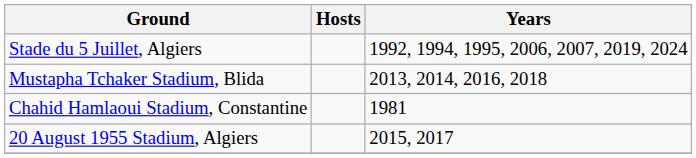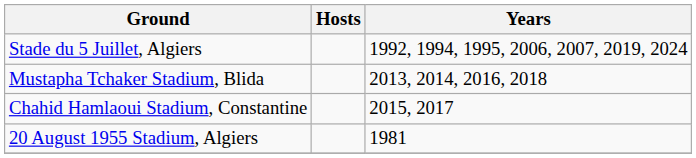(388, 108) 1981 -> (411, 108) 2015, 2017
(411, 138) 2015, 2017 -> (388, 138) 1981
